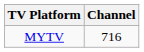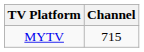(111, 36) 716 -> (111, 36) 715
